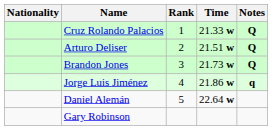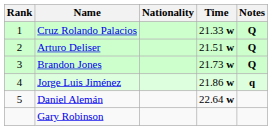columns swapped: (181, 13) <-> (33, 13)
